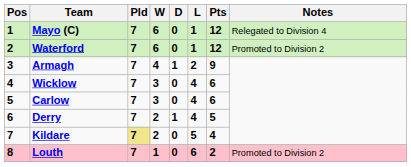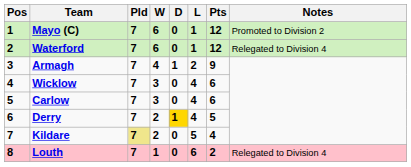(279, 31) Relegated to Division 4 -> (278, 31) Promoted to Division 2
(278, 48) Promoted to Division 2 -> (279, 48) Relegated to Division 4
(175, 118) no background -> (175, 118) gold background
(278, 154) Promoted to Division 2 -> (279, 154) Relegated to Division 4
